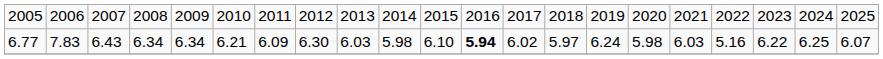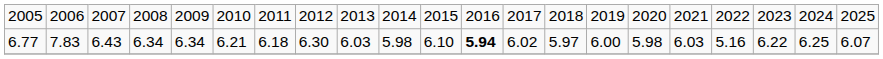(273, 41) 6.09 -> (273, 41) 6.18
(606, 41) 6.24 -> (606, 41) 6.00
